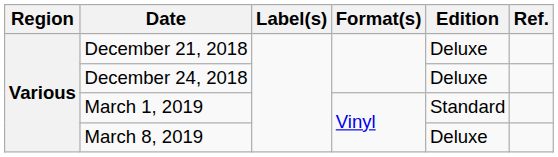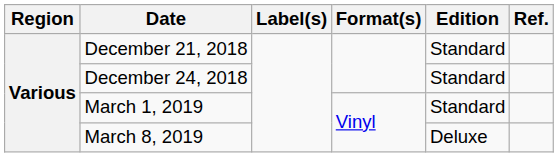(459, 48) Deluxe -> (468, 48) Standard
(459, 78) Deluxe -> (468, 78) Standard
